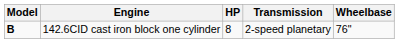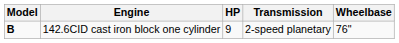(228, 30) 8 -> (228, 30) 9
